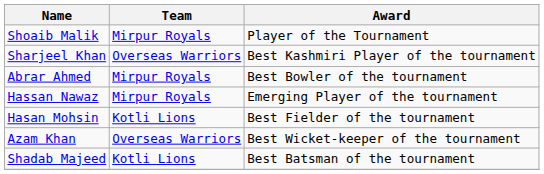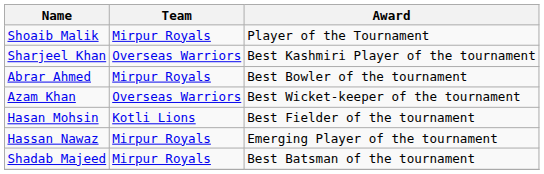rows swapped: (42, 138) <-> (53, 97)
(154, 159) Kotli Lions -> (162, 159) Mirpur Royals
